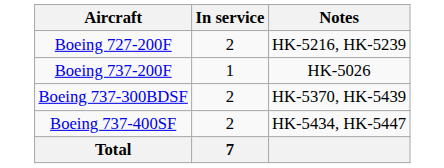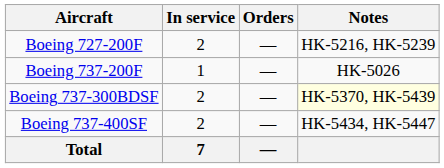+ column: (268, 17)
(339, 96) no background -> (368, 96) lightyellow background
